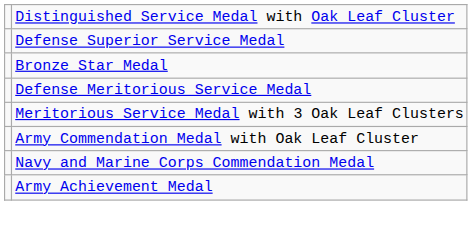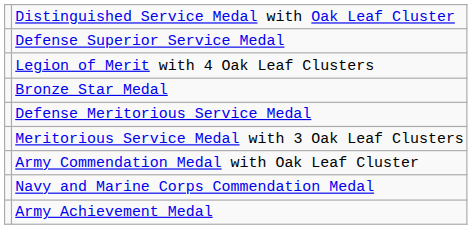+ row: (195, 65)
